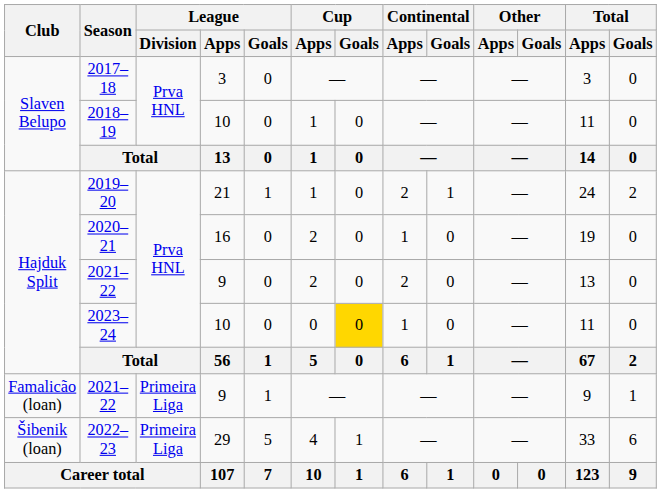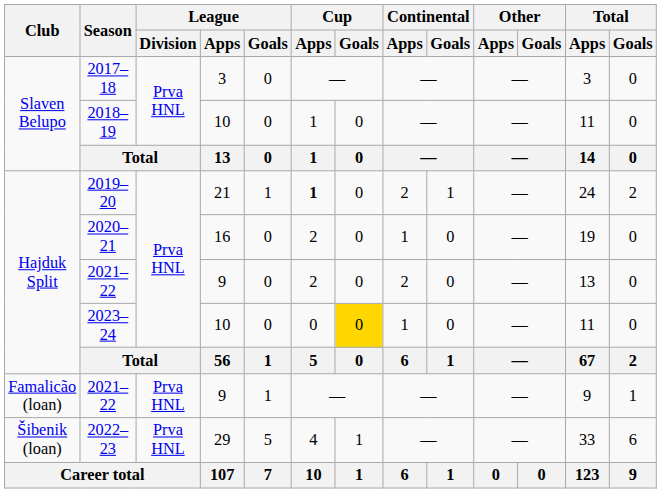(313, 192) normal -> (313, 192) bold
(168, 395) Primeira Liga -> (168, 395) Prva HNL
(168, 439) Primeira Liga -> (168, 439) Prva HNL
